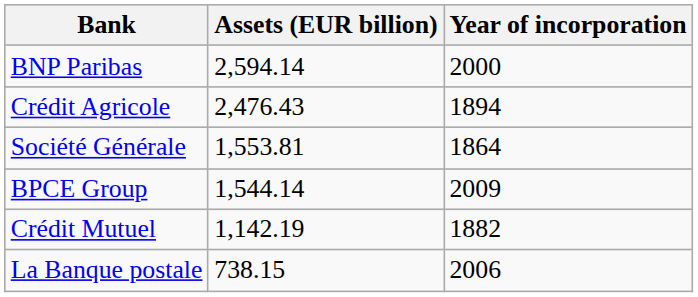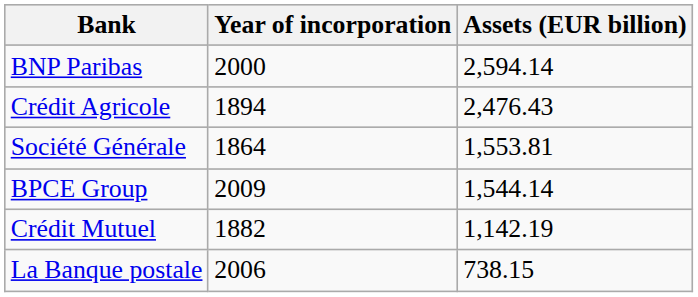columns swapped: (326, 24) <-> (568, 24)
